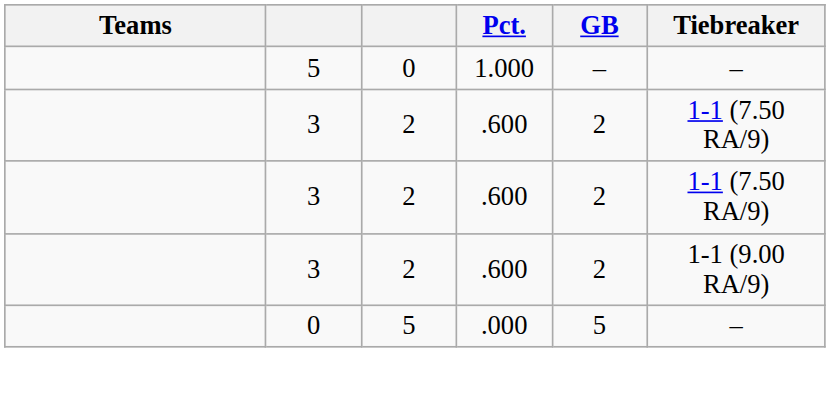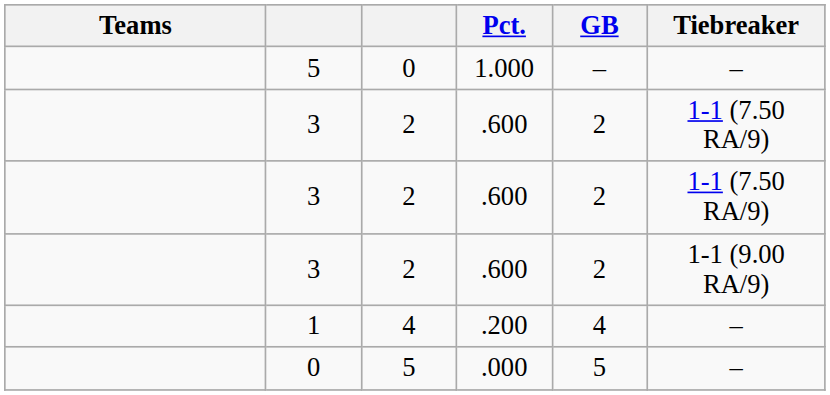+ row: (314, 325)
